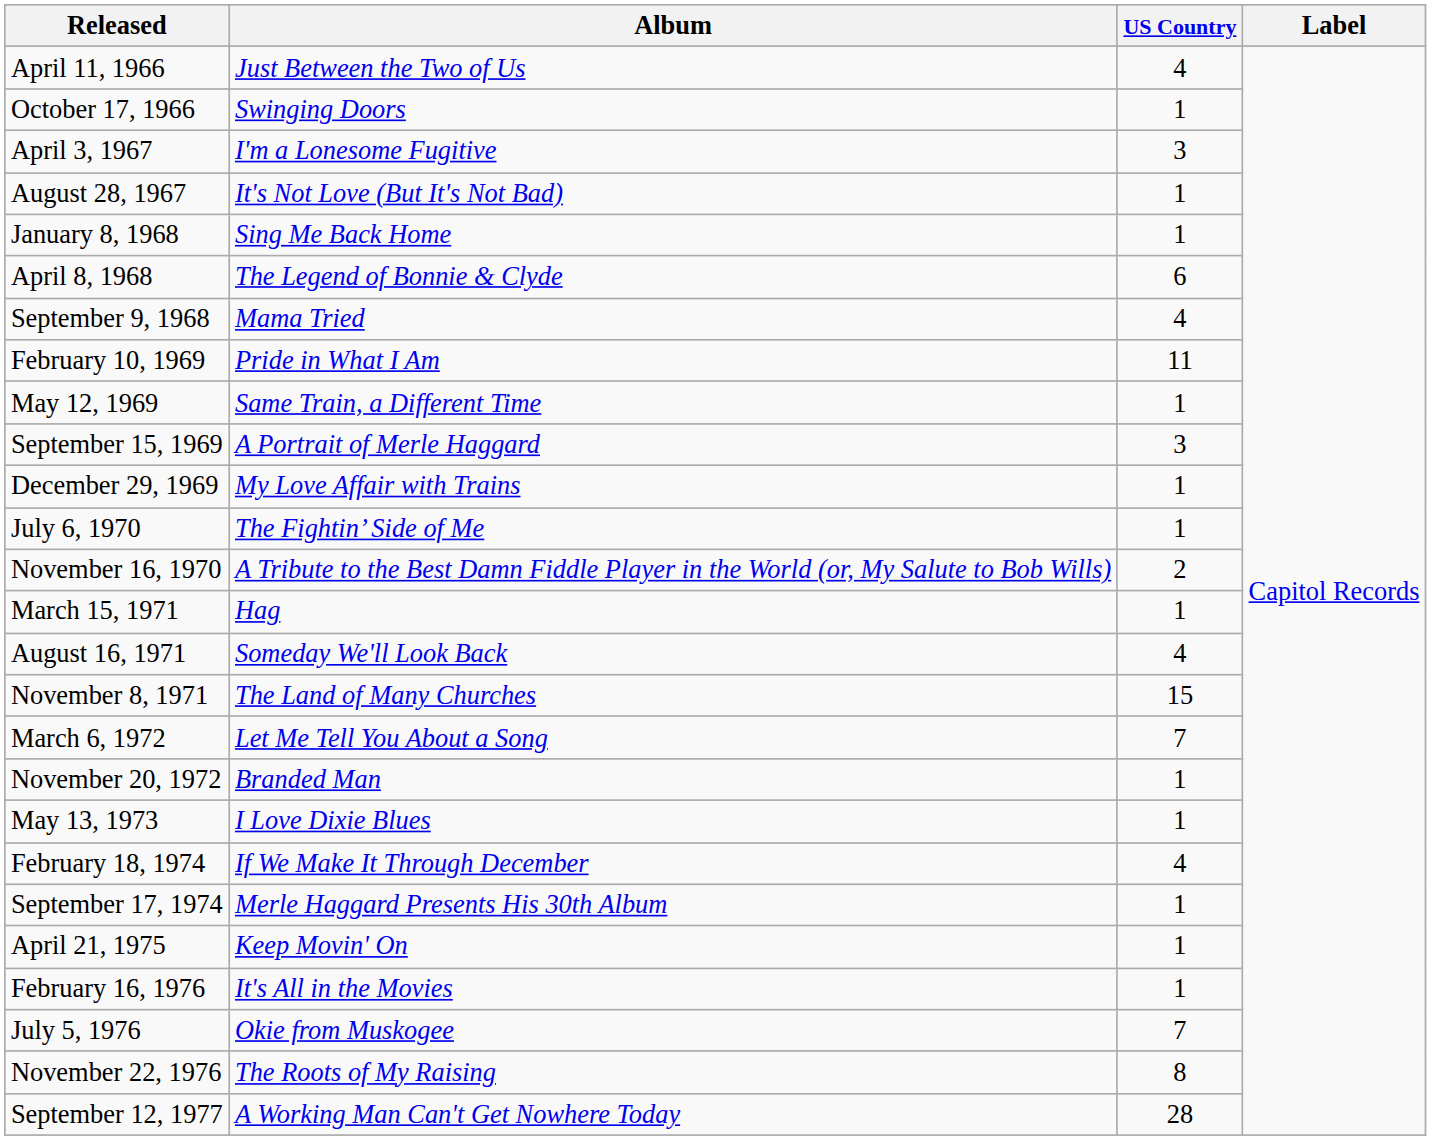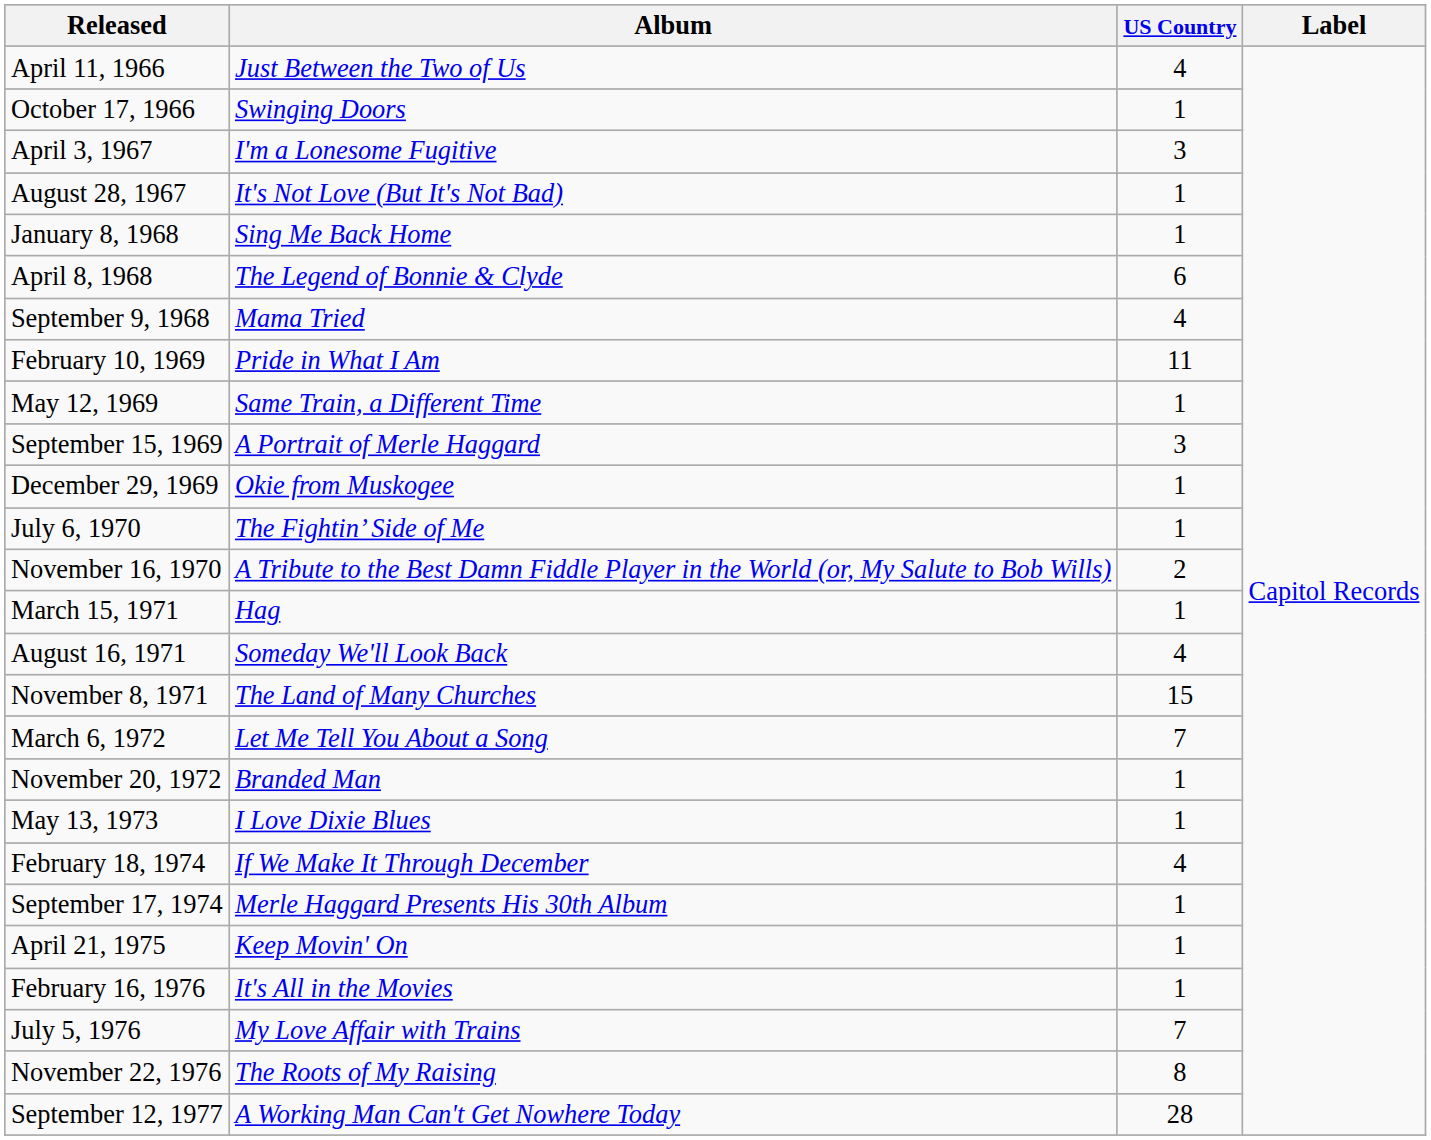(378, 485) My Love Affair with Trains -> (344, 485) Okie from Muskogee
(344, 1030) Okie from Muskogee -> (378, 1030) My Love Affair with Trains
